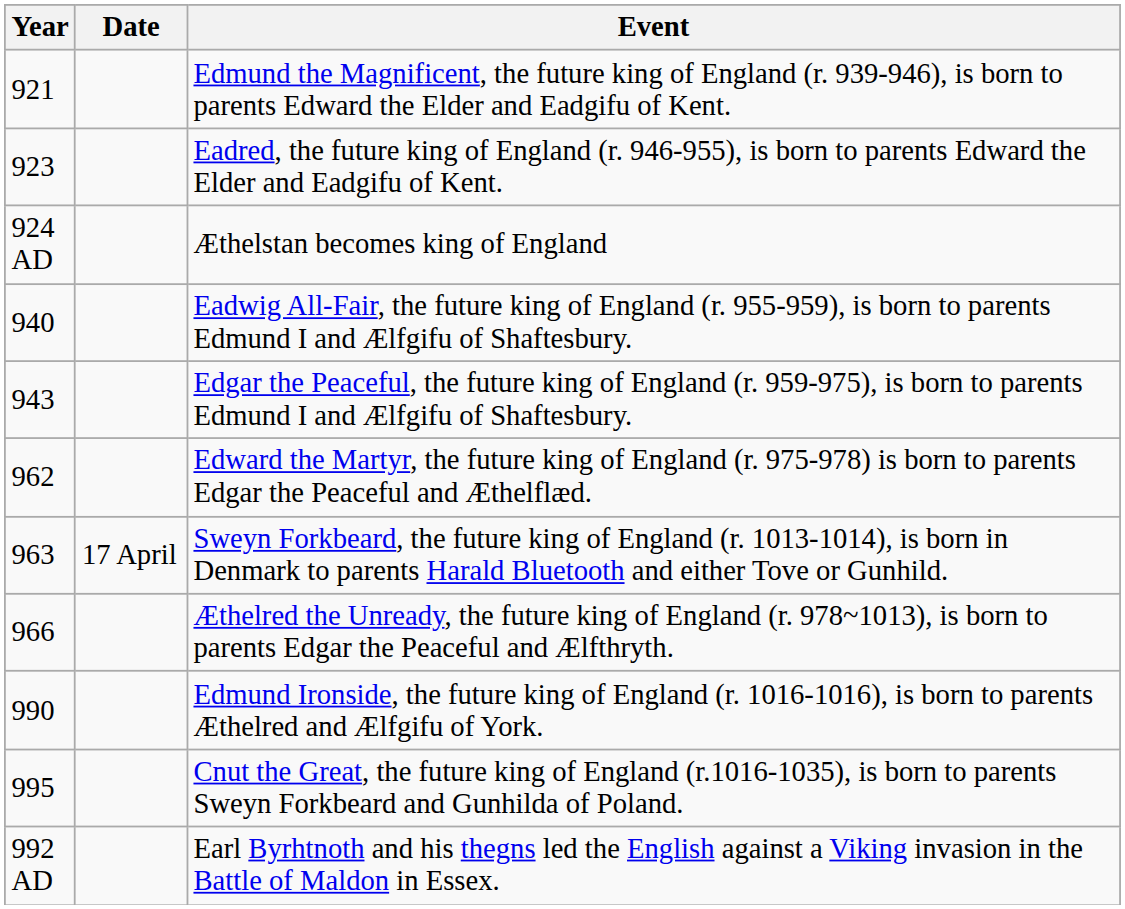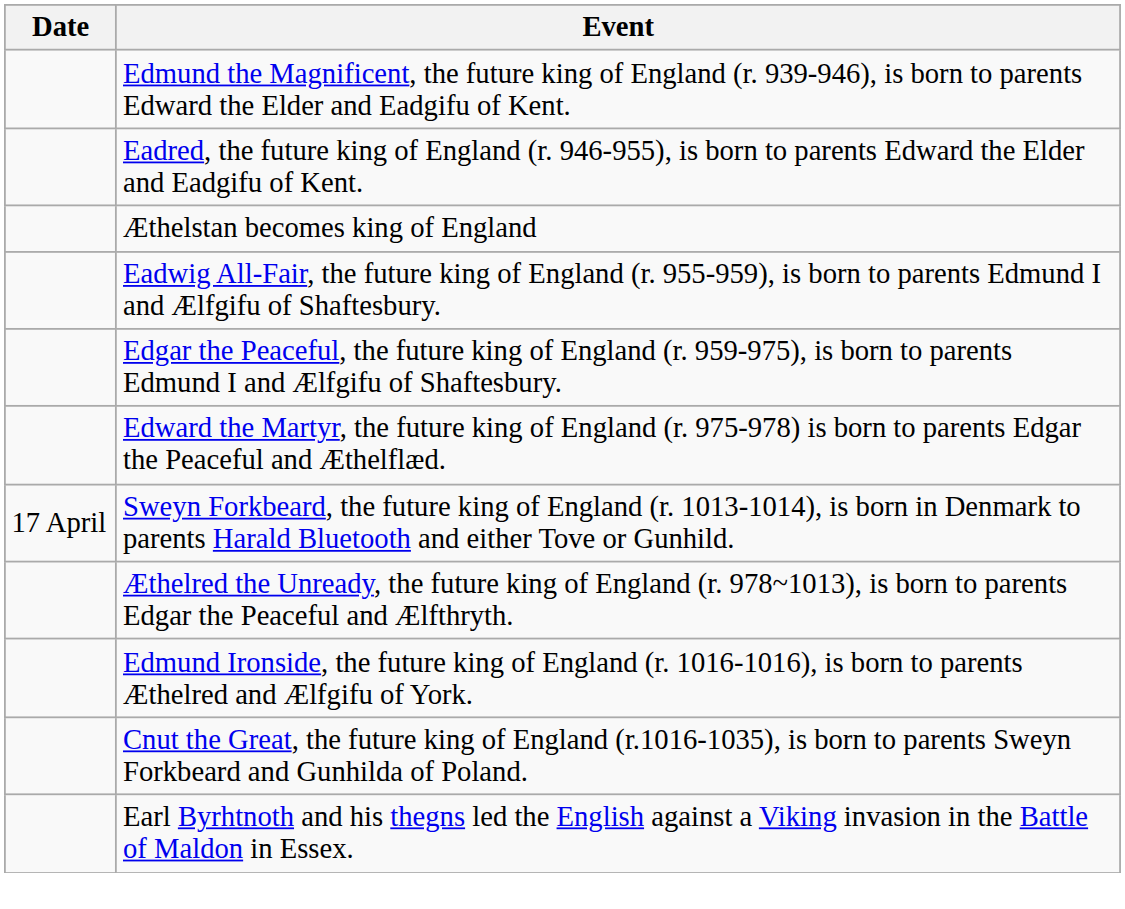- column: (40, 27)
